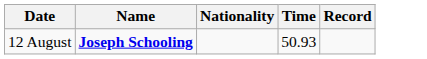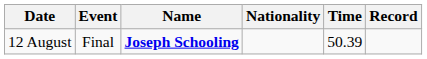+ column: (98, 16)
(299, 41) 50.93 -> (345, 41) 50.39
